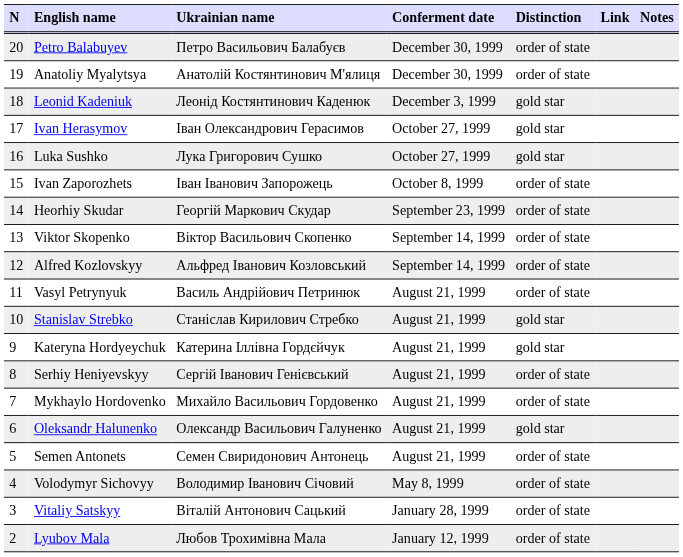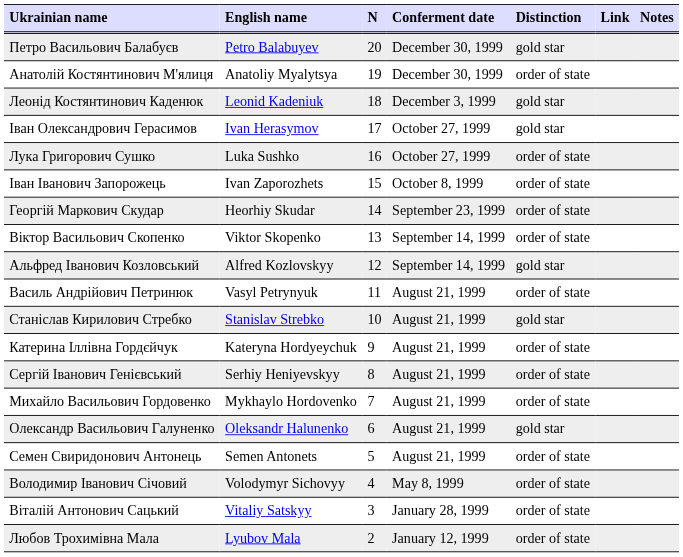columns swapped: (14, 18) <-> (225, 18)
(553, 47) order of state -> (540, 47) gold star
(540, 156) gold star -> (553, 156) order of state
(553, 265) order of state -> (540, 265) gold star
(540, 347) gold star -> (553, 347) order of state
